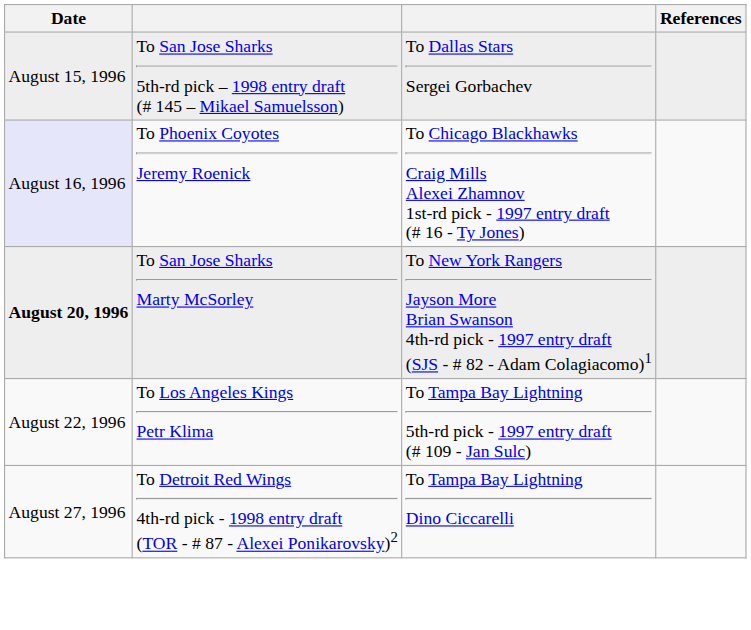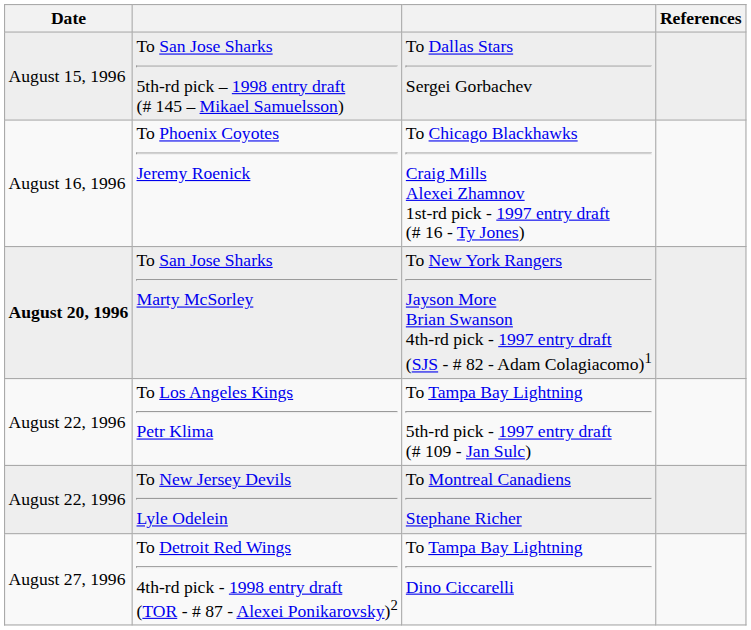(67, 183) lavender background -> (67, 183) no background
+ row: (267, 499)
